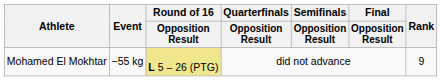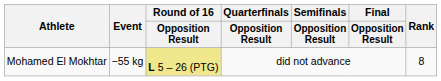(421, 62) 9 -> (421, 62) 8
